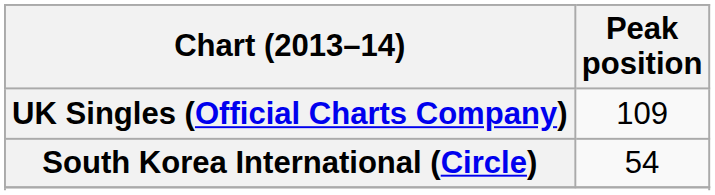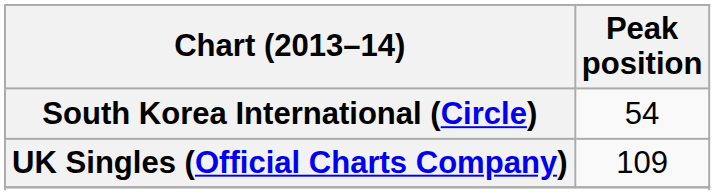rows swapped: (290, 162) <-> (290, 113)
